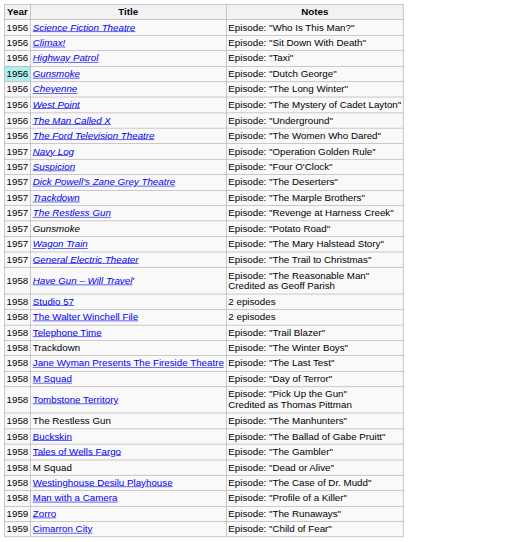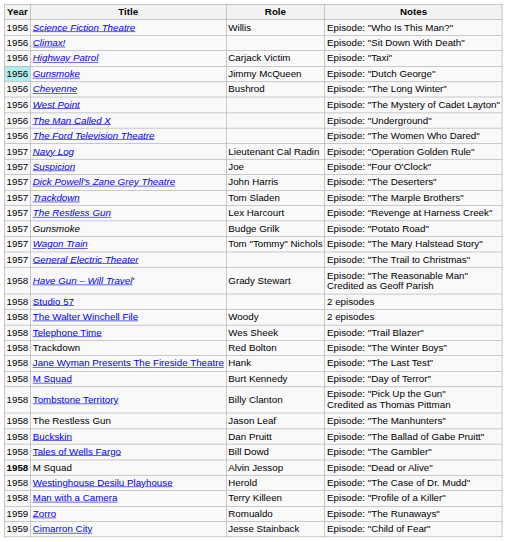+ column: (275, 12)
(17, 467) normal -> (17, 467) bold
